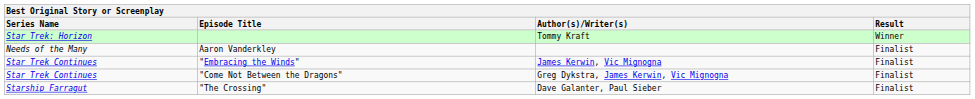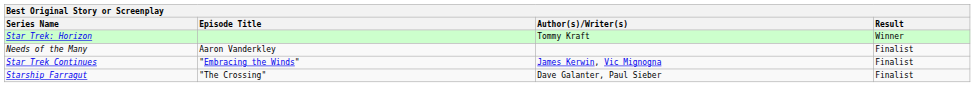- row: (271, 75)
